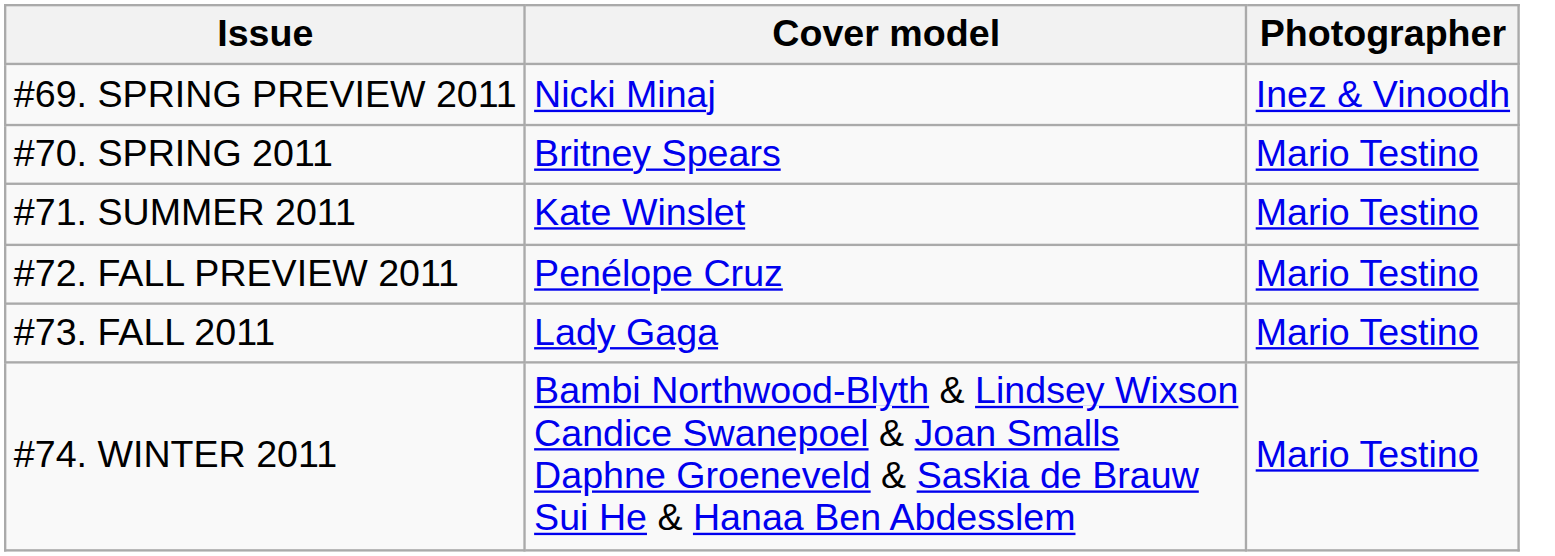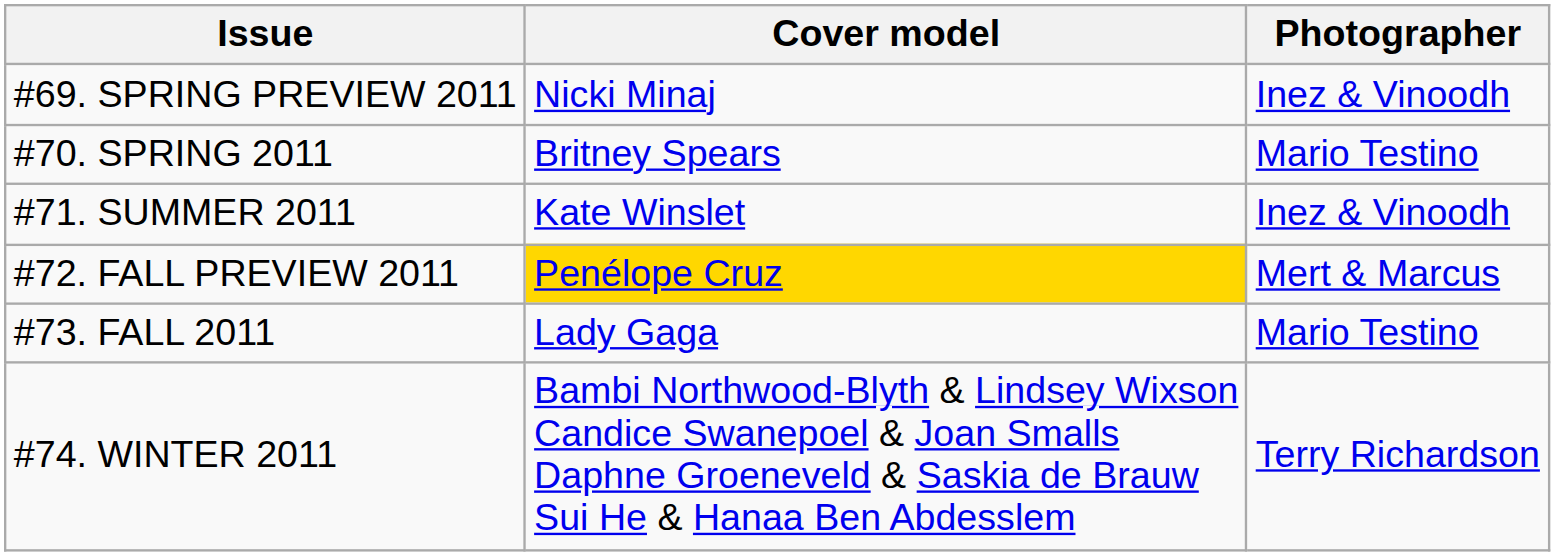(1367, 213) Mario Testino -> (1383, 213) Inez & Vinoodh
(658, 272) no background -> (658, 272) gold background
(1367, 272) Mario Testino -> (1378, 272) Mert & Marcus
(1367, 455) Mario Testino -> (1398, 455) Terry Richardson
